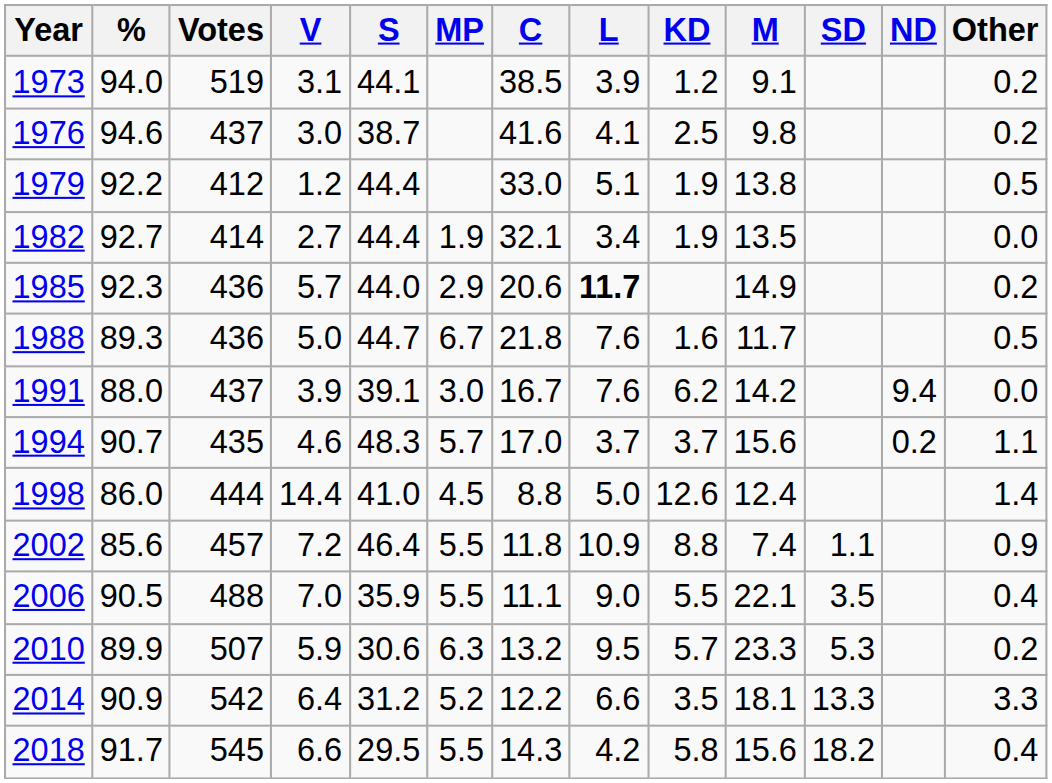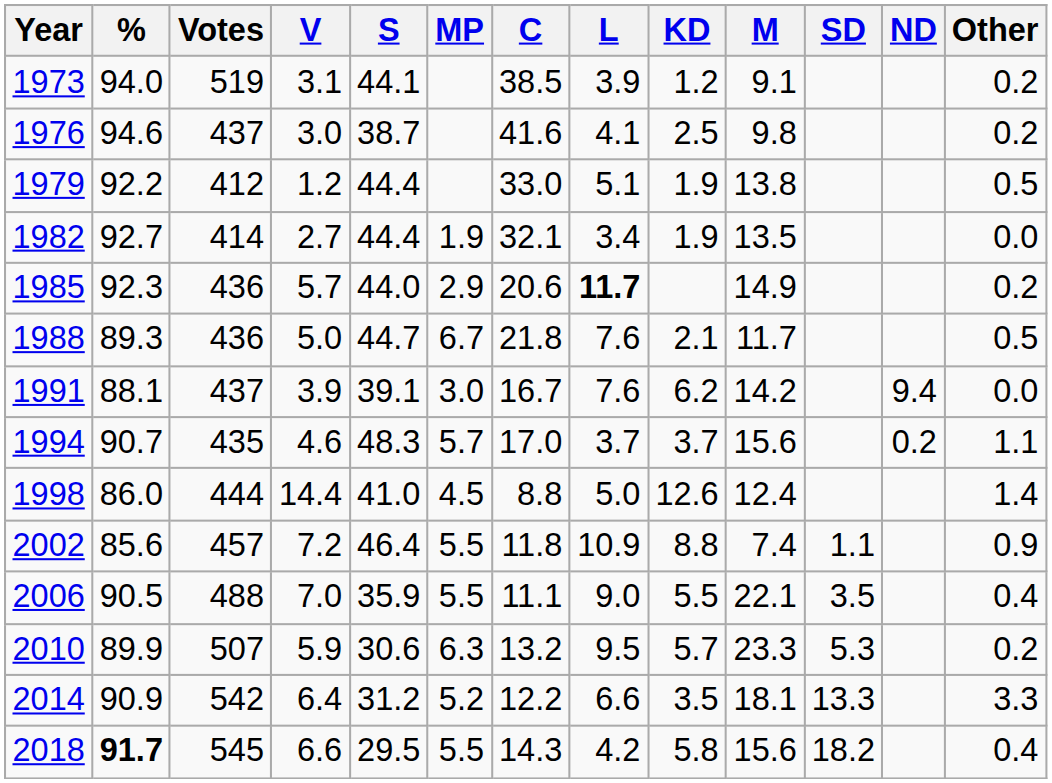(696, 339) 1.6 -> (696, 339) 2.1
(131, 390) 88.0 -> (131, 390) 88.1
(131, 751) normal -> (131, 751) bold
